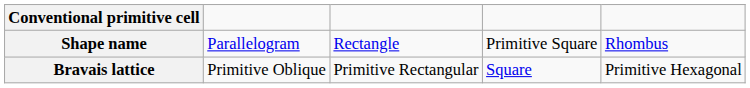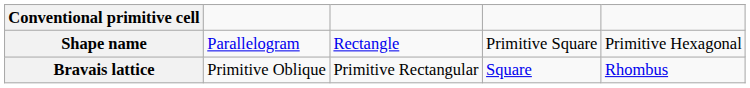(637, 43) Rhombus -> (673, 43) Primitive Hexagonal
(673, 69) Primitive Hexagonal -> (637, 69) Rhombus
